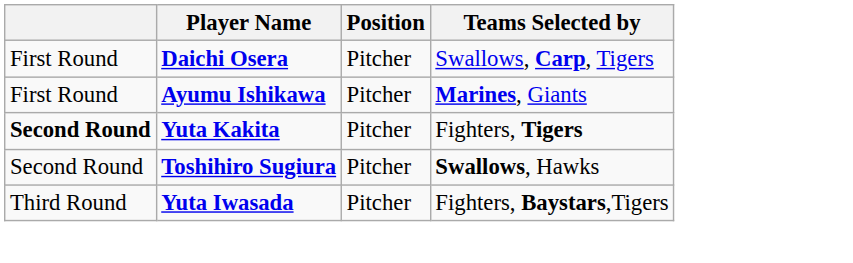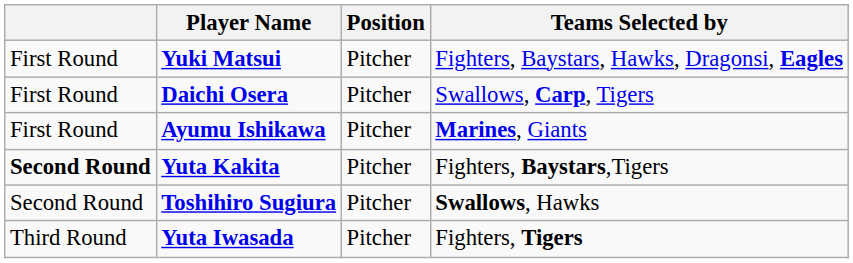+ row: (221, 58)
(509, 130) Fighters, Tigers -> (552, 166) Fighters, Baystars,Tigers
(552, 202) Fighters, Baystars,Tigers -> (509, 238) Fighters, Tigers
